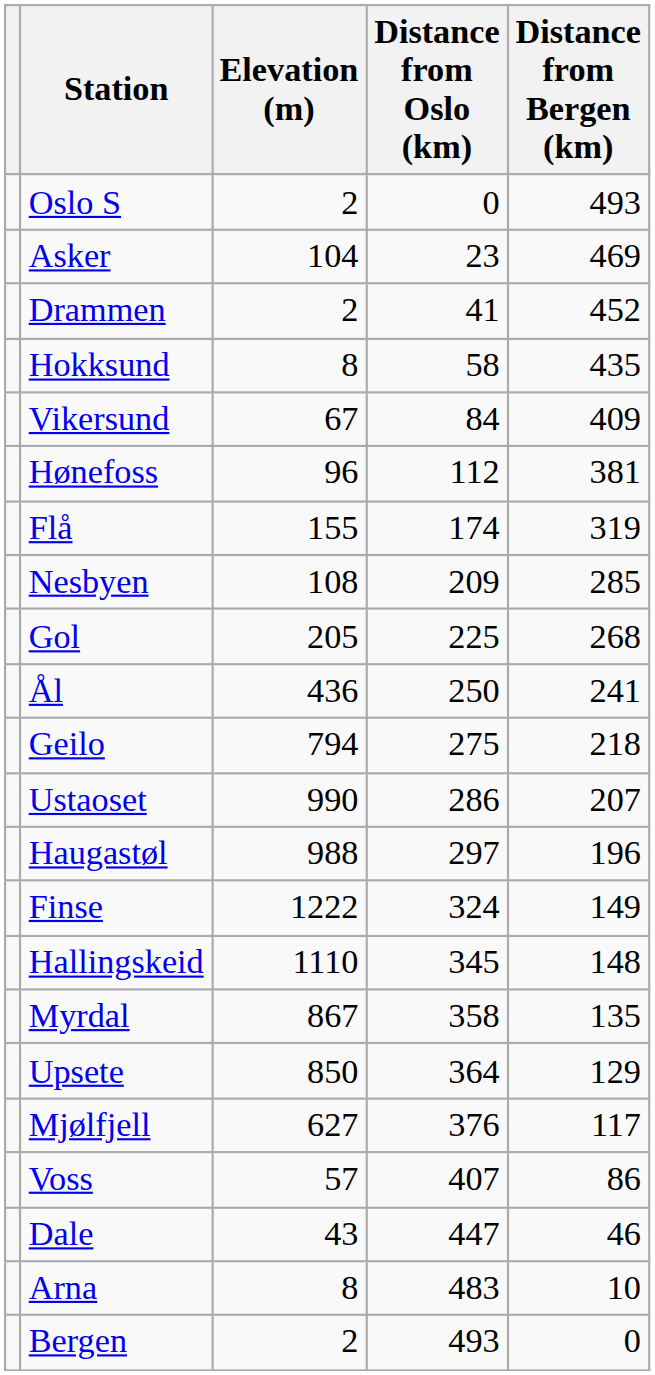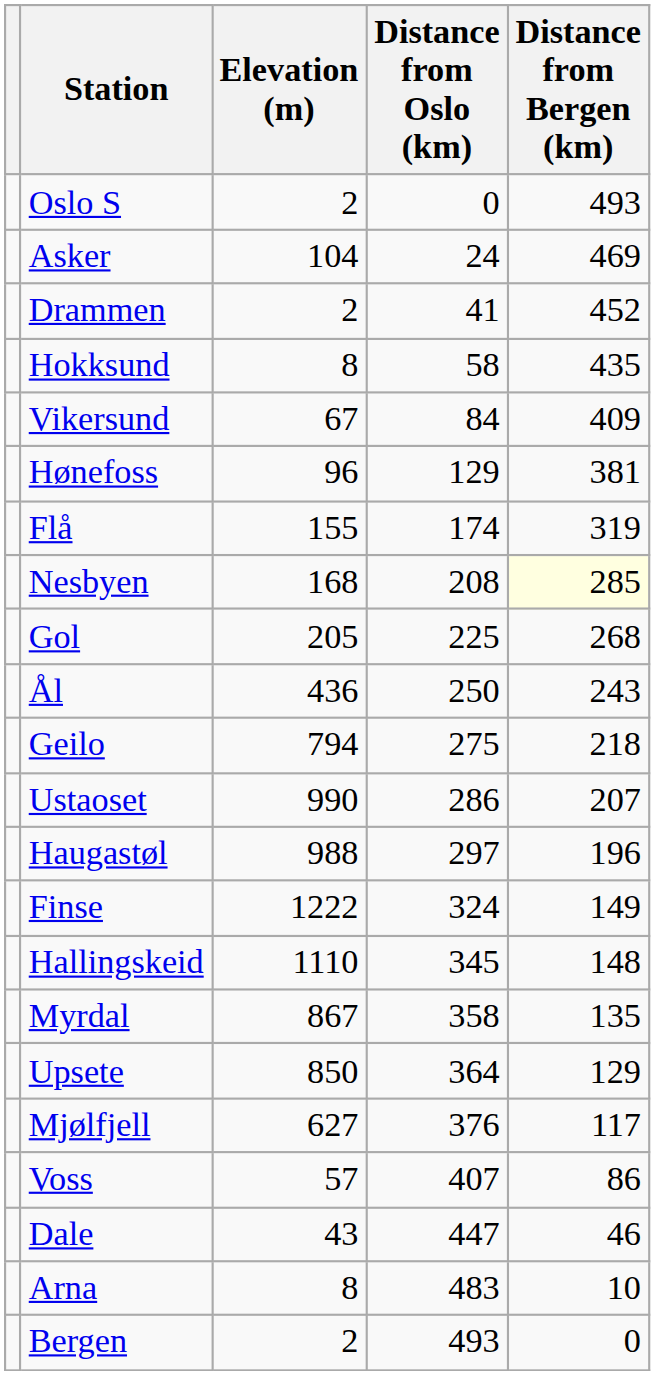(483, 255) 23 -> (483, 255) 24
(475, 473) 112 -> (474, 473) 129
(333, 581) 108 -> (333, 581) 168
(474, 581) 209 -> (474, 581) 208
(615, 581) no background -> (615, 581) lightyellow background
(615, 690) 241 -> (615, 690) 243
